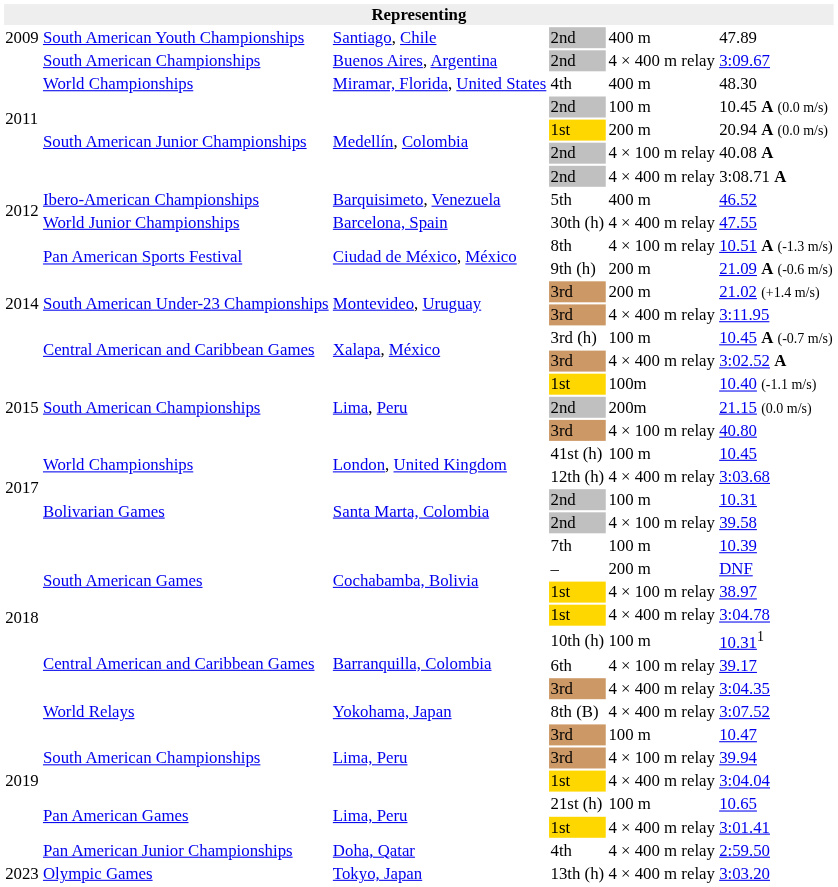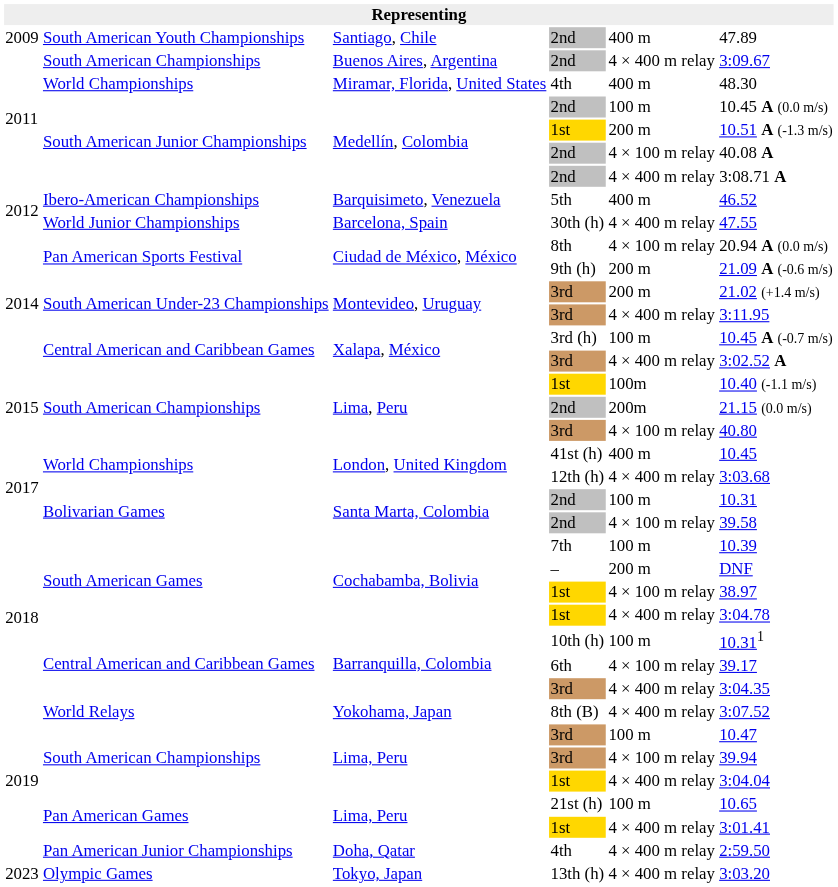(774, 130) 20.94 A (0.0 m/s) -> (776, 130) 10.51 A (-1.3 m/s)
(776, 245) 10.51 A (-1.3 m/s) -> (774, 245) 20.94 A (0.0 m/s)
(630, 453) 100 m -> (630, 453) 400 m
